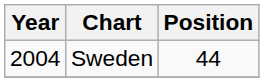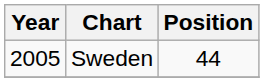(35, 58) 2004 -> (35, 58) 2005
